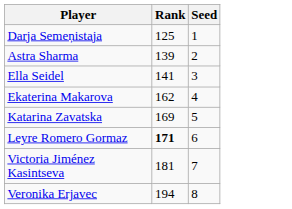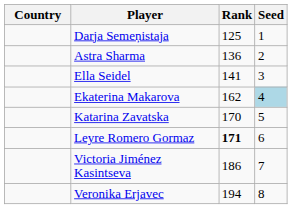+ column: (38, 14)
(165, 55) 139 -> (232, 55) 136
(195, 96) no background -> (261, 96) lightblue background
(165, 117) 169 -> (232, 117) 170
(165, 165) 181 -> (232, 165) 186
